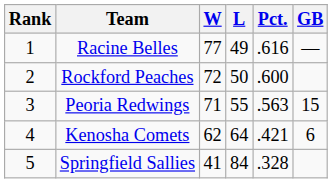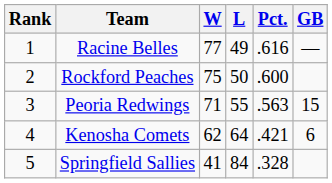(213, 76) 72 -> (213, 76) 75
